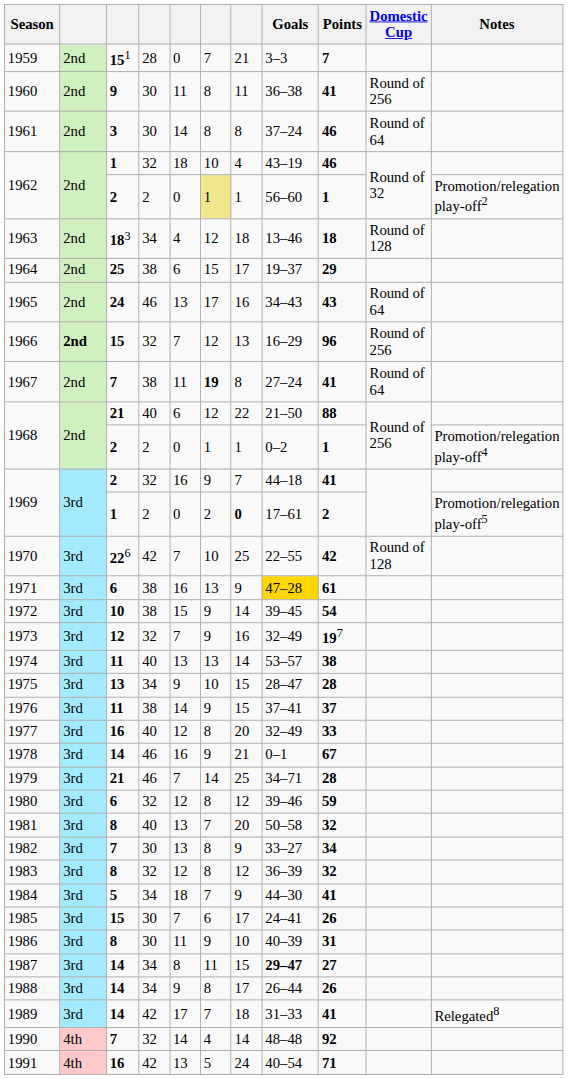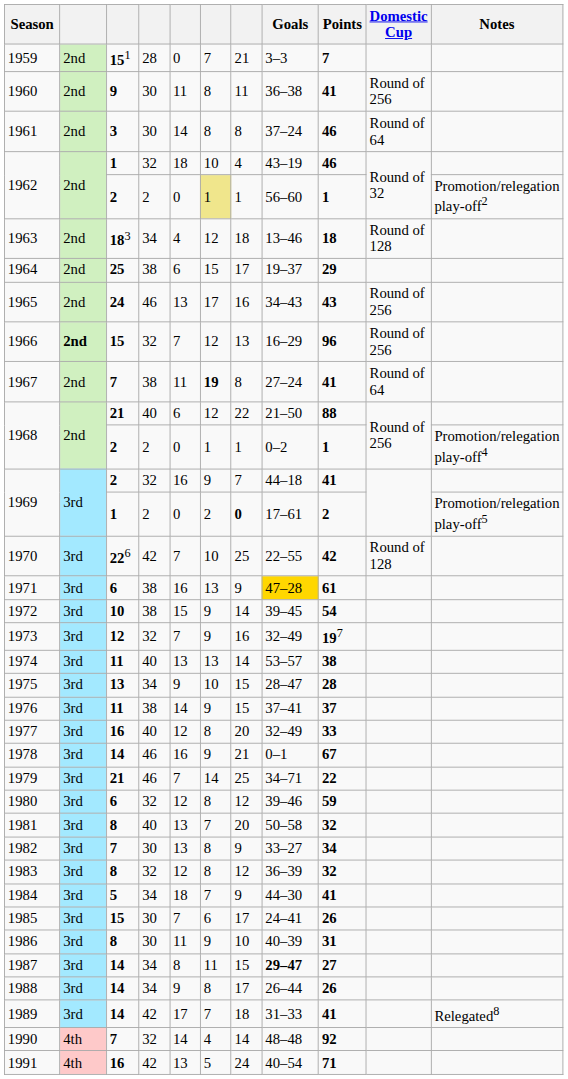(397, 301) Round of 64 -> (397, 301) Round of 256
(329, 778) 28 -> (329, 778) 22
